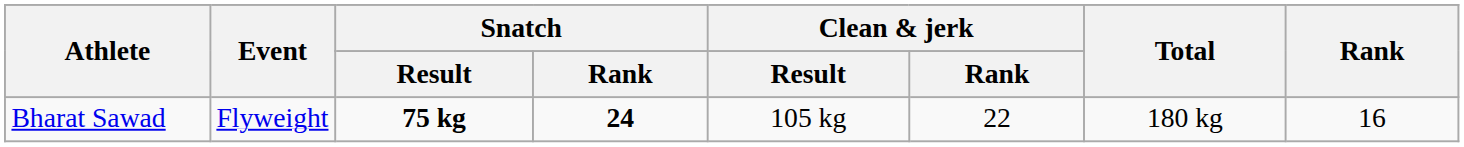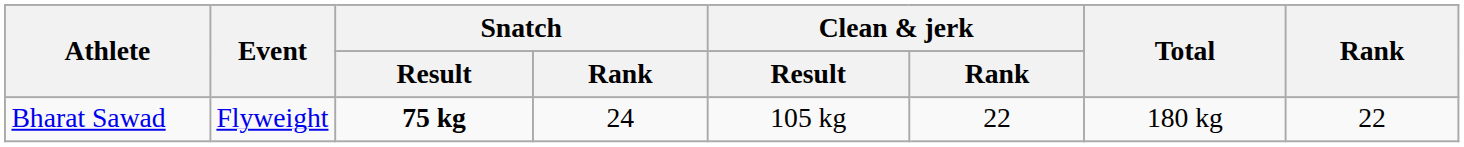(620, 118) bold -> (620, 118) normal
(1372, 118) 16 -> (1372, 118) 22
